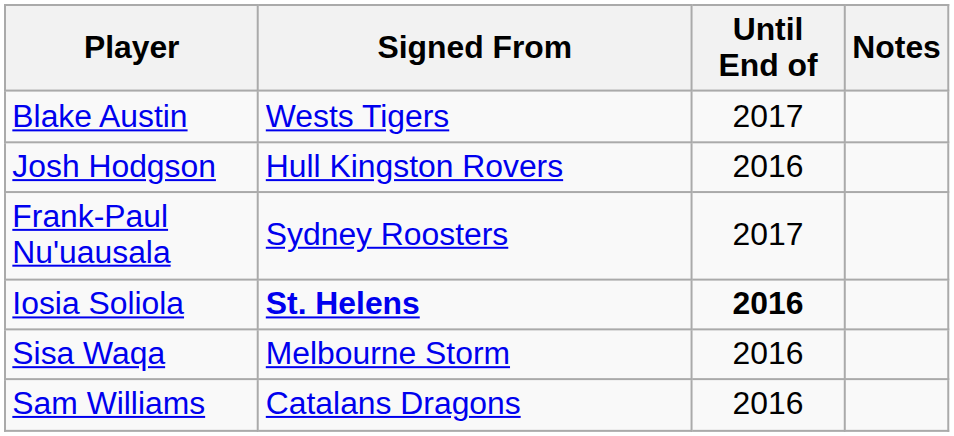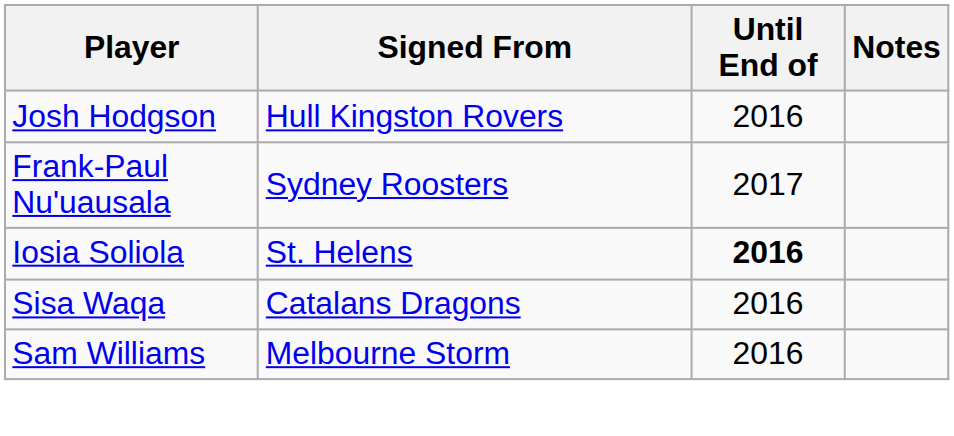- row: (100, 116)
(343, 303) bold -> (339, 252) normal
(388, 353) Melbourne Storm -> (393, 303) Catalans Dragons
(393, 404) Catalans Dragons -> (388, 353) Melbourne Storm
